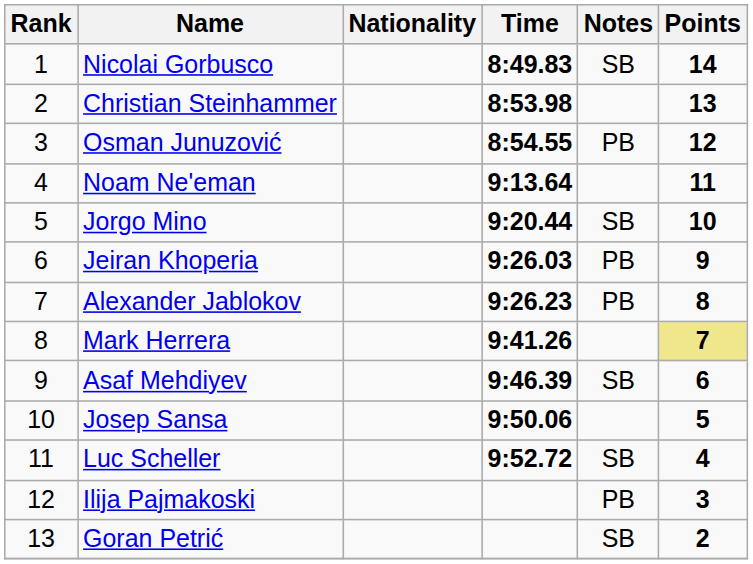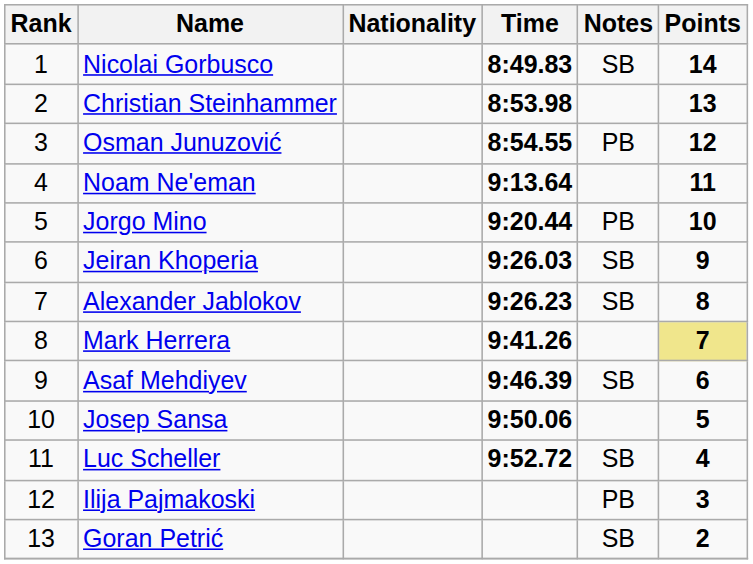(618, 222) SB -> (618, 222) PB
(618, 261) PB -> (618, 261) SB
(618, 301) PB -> (618, 301) SB
